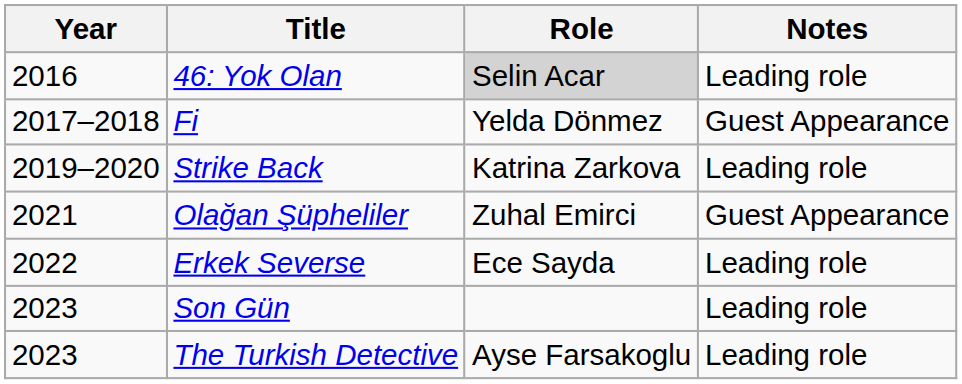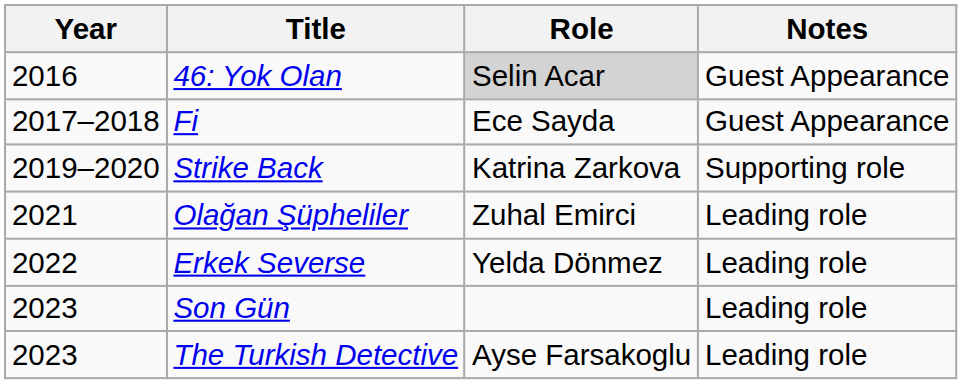(786, 75) Leading role -> (827, 75) Guest Appearance
(567, 122) Yelda Dönmez -> (543, 122) Ece Sayda
(786, 169) Leading role -> (805, 169) Supporting role
(827, 215) Guest Appearance -> (786, 215) Leading role
(543, 262) Ece Sayda -> (567, 262) Yelda Dönmez
